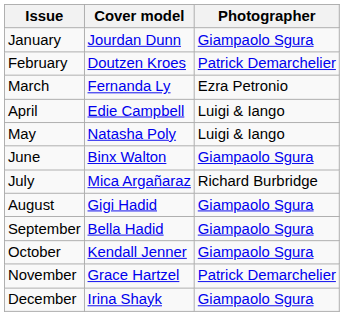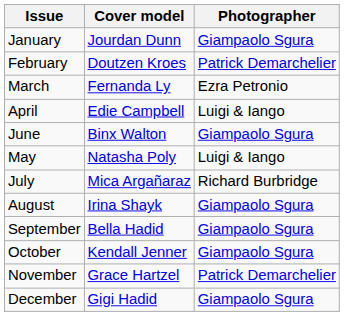rows swapped: (22, 134) <-> (24, 157)
(122, 205) Gigi Hadid -> (125, 205) Irina Shayk
(125, 299) Irina Shayk -> (122, 299) Gigi Hadid
